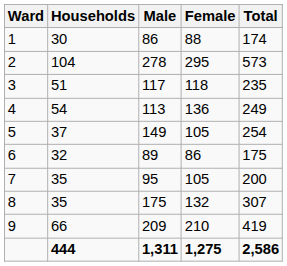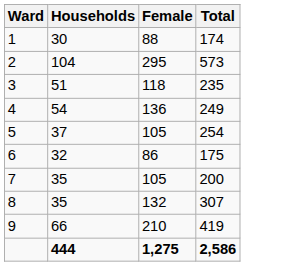- column: (160, 16)
